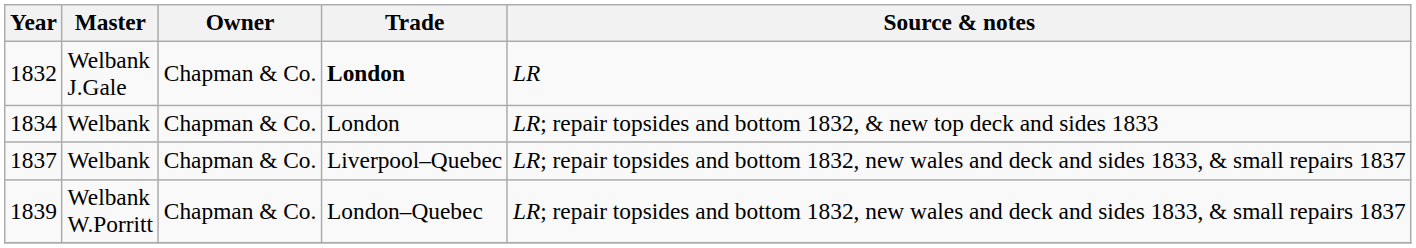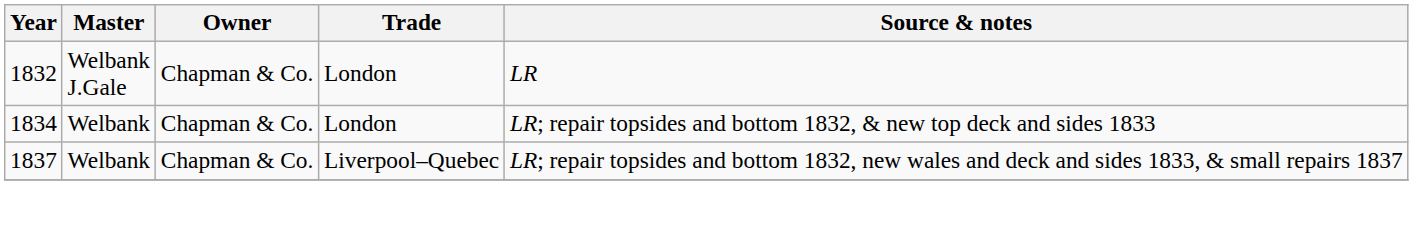(366, 73) bold -> (360, 73) normal
- row: (33, 210)
